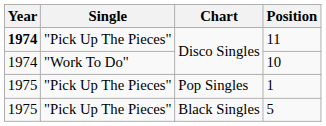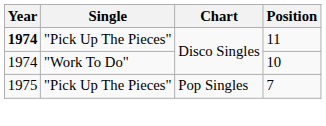(270, 86) 1 -> (270, 86) 7
- row: (108, 109)
